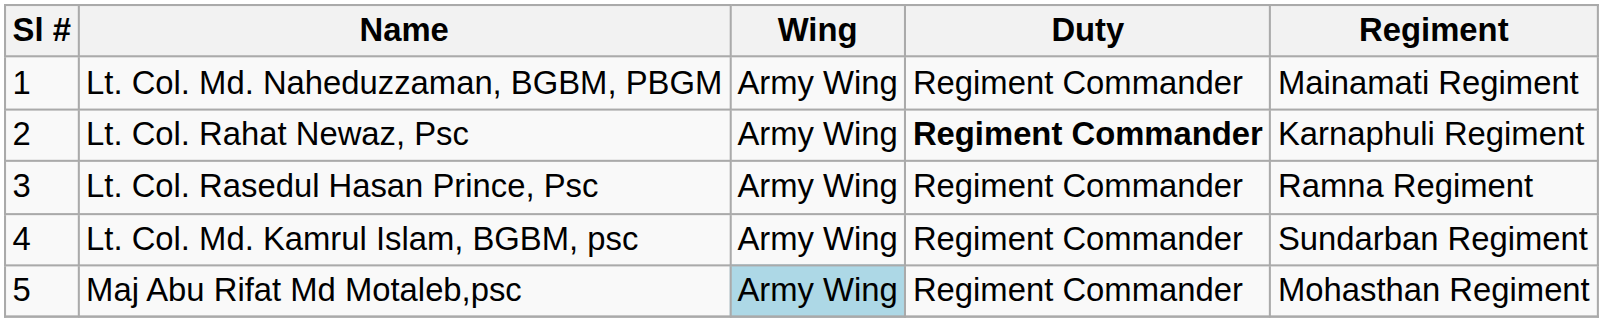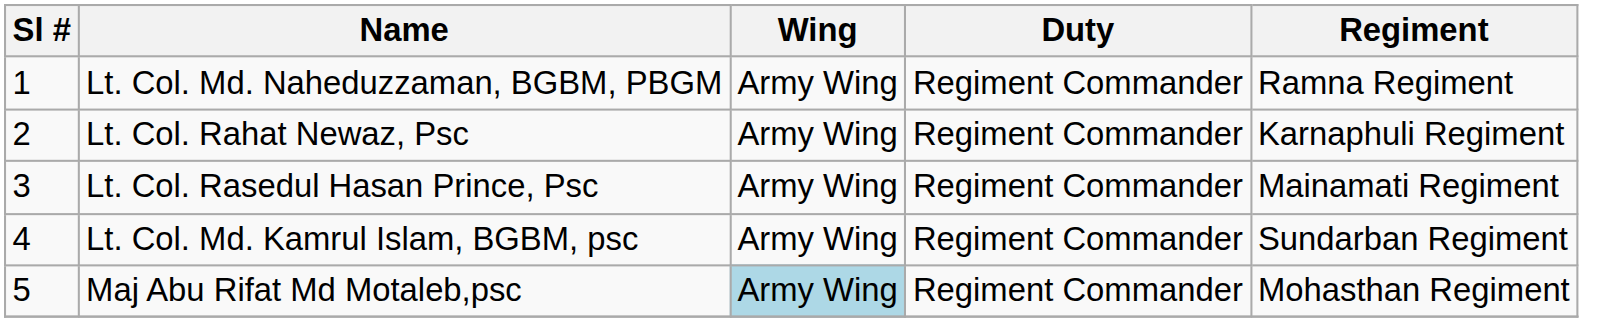(1428, 82) Mainamati Regiment -> (1386, 82) Ramna Regiment
(1088, 134) bold -> (1078, 134) normal
(1406, 186) Ramna Regiment -> (1408, 186) Mainamati Regiment
